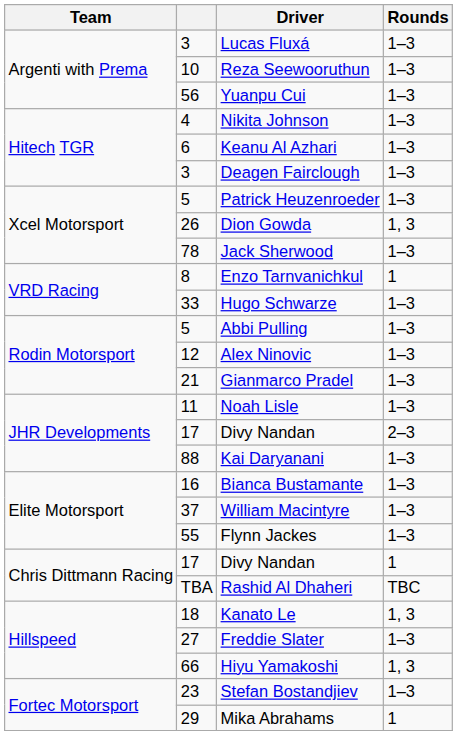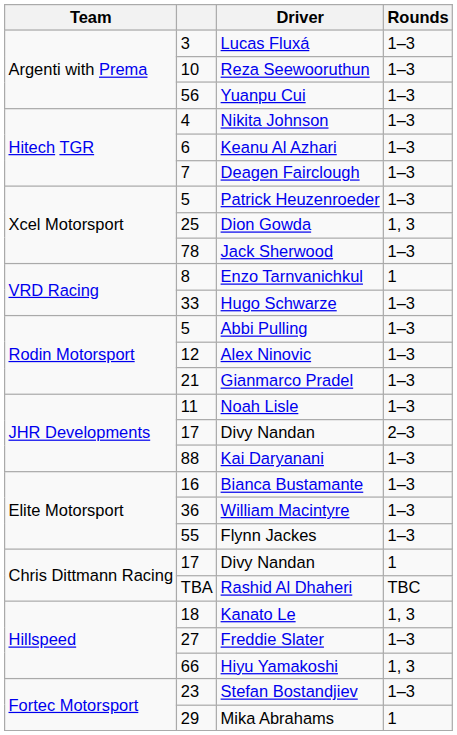(185, 173) 3 -> (185, 173) 7
(190, 225) 26 -> (190, 225) 25
(190, 510) 37 -> (190, 510) 36
